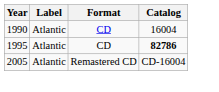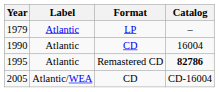+ row: (17, 29)
(104, 45) CD -> (130, 62) Remastered CD
(49, 62) Atlantic -> (62, 78) Atlantic/WEA
(104, 62) Remastered CD -> (130, 78) CD
